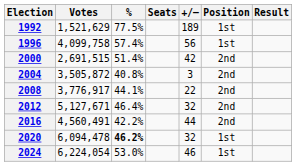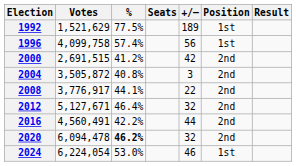(129, 59) 51.4% -> (129, 59) 41.2%
(227, 138) 1st -> (227, 138) 2nd
